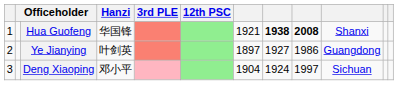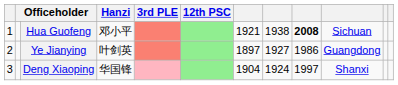(116, 31) 华国锋 -> (116, 31) 邓小平
(277, 31) bold -> (277, 31) normal
(352, 31) Shanxi -> (352, 31) Sichuan
(116, 69) 邓小平 -> (116, 69) 华国锋
(352, 69) Sichuan -> (352, 69) Shanxi
